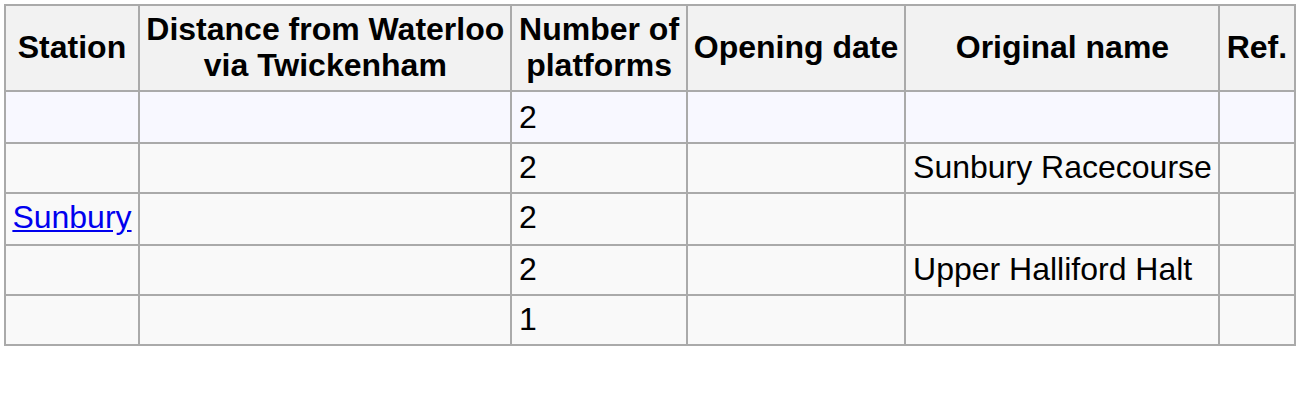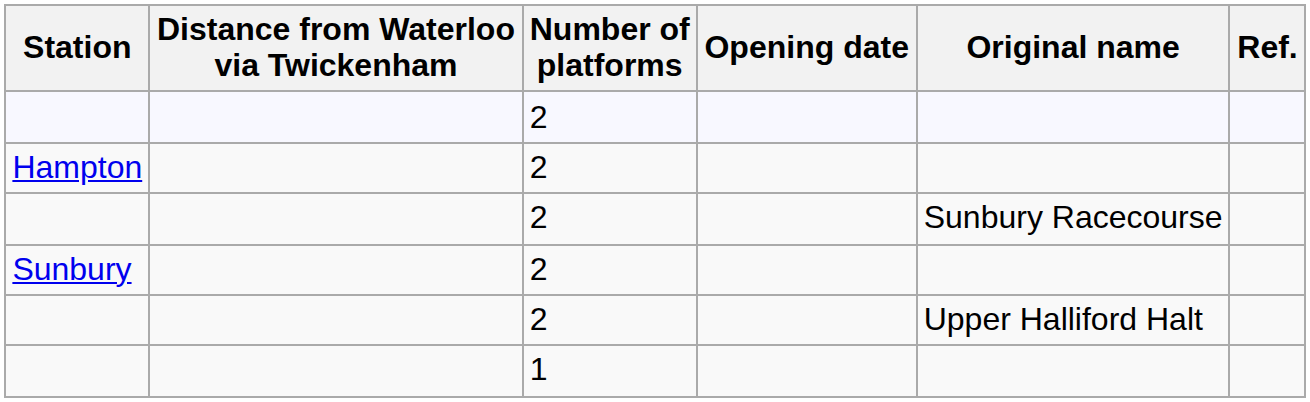+ row: (77, 167)
